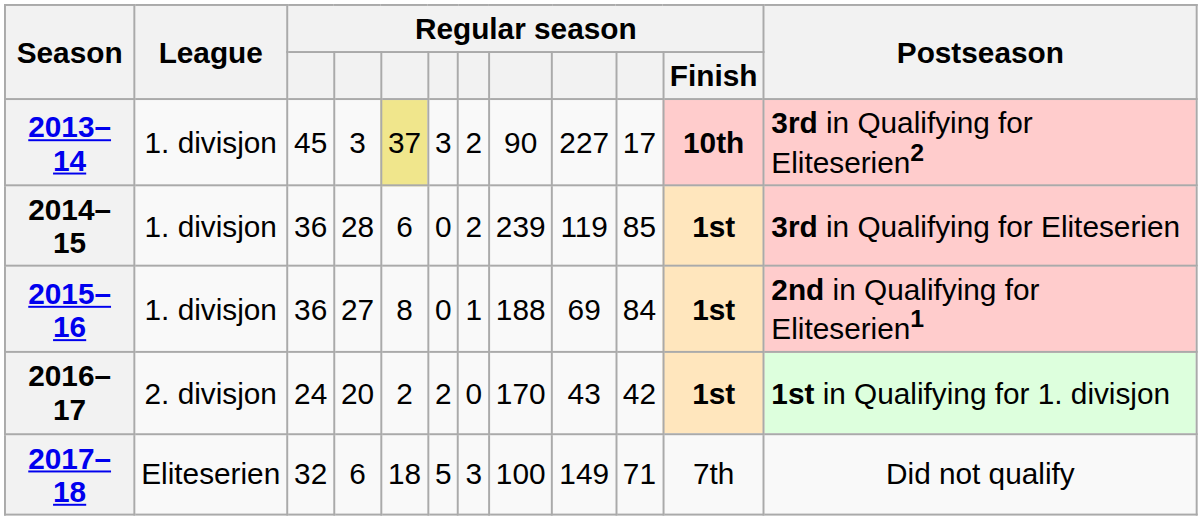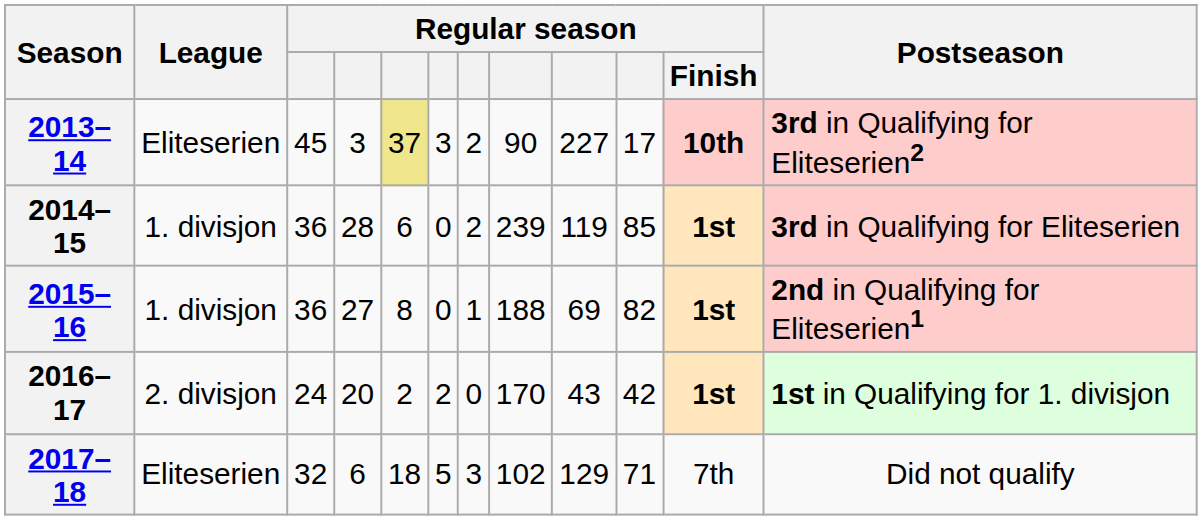(211, 143) 1. divisjon -> (211, 143) Eliteserien
(639, 310) 84 -> (639, 310) 82
(521, 474) 100 -> (521, 474) 102
(584, 474) 149 -> (584, 474) 129
